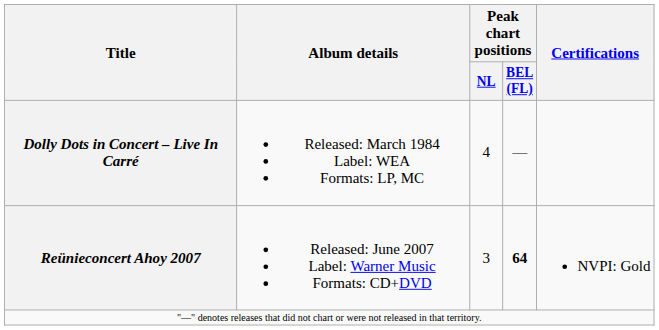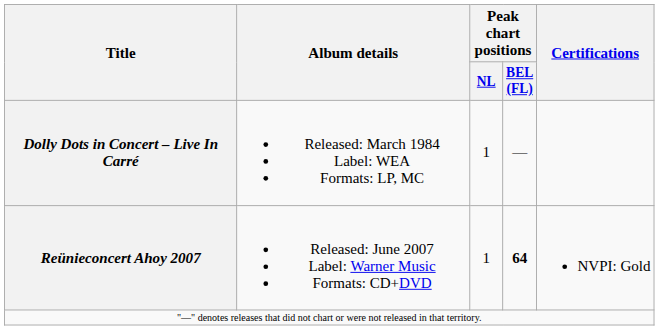(486, 152) 4 -> (486, 152) 1
(486, 257) 3 -> (486, 257) 1
